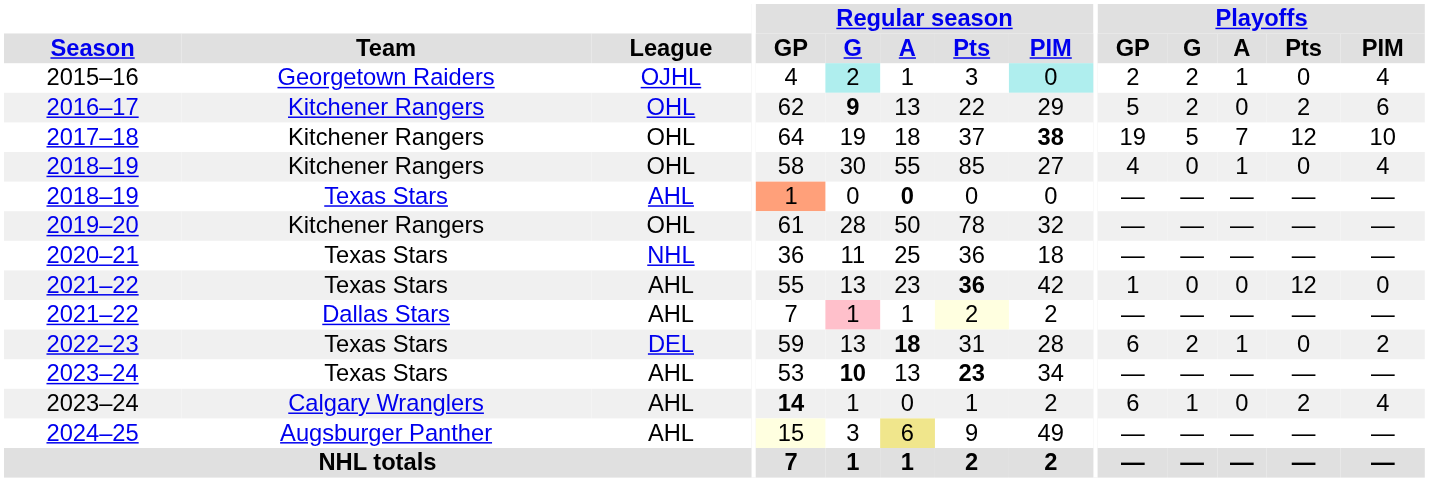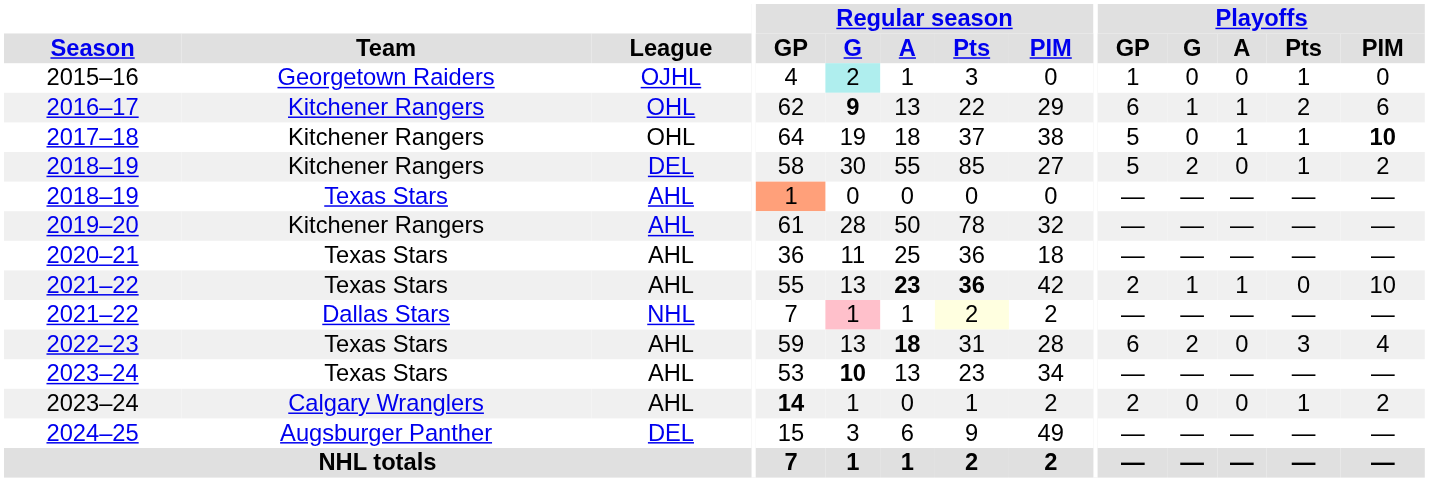(1051, 77) paleturquoise background -> (1051, 77) no background
(1133, 77) 2 -> (1133, 77) 1
(1192, 77) 2 -> (1192, 77) 0
(1242, 77) 1 -> (1242, 77) 0
(1304, 77) 0 -> (1304, 77) 1
(1383, 77) 4 -> (1383, 77) 0
(1133, 107) 5 -> (1133, 107) 6
(1192, 107) 2 -> (1192, 107) 1
(1242, 107) 0 -> (1242, 107) 1
(1051, 136) bold -> (1051, 136) normal
(1133, 136) 19 -> (1133, 136) 5
(1192, 136) 5 -> (1192, 136) 0
(1242, 136) 7 -> (1242, 136) 1
(1304, 136) 12 -> (1304, 136) 1
(1383, 136) normal -> (1383, 136) bold
(671, 166) OHL -> (671, 166) DEL
(1133, 166) 4 -> (1133, 166) 5
(1192, 166) 0 -> (1192, 166) 2
(1242, 166) 1 -> (1242, 166) 0
(1304, 166) 0 -> (1304, 166) 1
(1383, 166) 4 -> (1383, 166) 2
(907, 196) bold -> (907, 196) normal
(671, 225) OHL -> (671, 225) AHL
(671, 255) NHL -> (671, 255) AHL
(907, 284) normal -> (907, 284) bold
(1133, 284) 1 -> (1133, 284) 2
(1192, 284) 0 -> (1192, 284) 1
(1242, 284) 0 -> (1242, 284) 1
(1304, 284) 12 -> (1304, 284) 0
(1383, 284) 0 -> (1383, 284) 10
(671, 314) AHL -> (671, 314) NHL
(671, 344) DEL -> (671, 344) AHL
(1242, 344) 1 -> (1242, 344) 0
(1304, 344) 0 -> (1304, 344) 3
(1383, 344) 2 -> (1383, 344) 4
(972, 373) bold -> (972, 373) normal
(1133, 403) 6 -> (1133, 403) 2
(1192, 403) 1 -> (1192, 403) 0
(1304, 403) 2 -> (1304, 403) 1
(1383, 403) 4 -> (1383, 403) 2
(671, 432) AHL -> (671, 432) DEL
(791, 432) lightyellow background -> (791, 432) no background
(907, 432) khaki background -> (907, 432) no background
